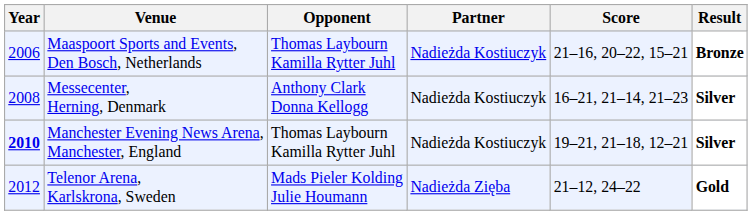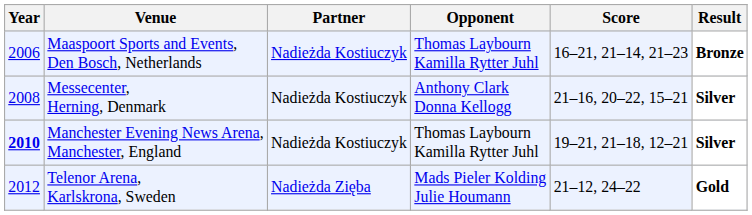columns swapped: (478, 17) <-> (337, 17)
(621, 53) 21–16, 20–22, 15–21 -> (621, 53) 16–21, 21–14, 21–23
(621, 98) 16–21, 21–14, 21–23 -> (621, 98) 21–16, 20–22, 15–21
